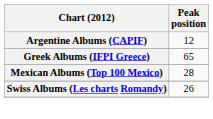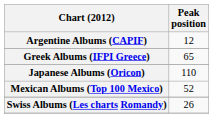+ row: (87, 72)
(189, 72) 28 -> (189, 89) 52
